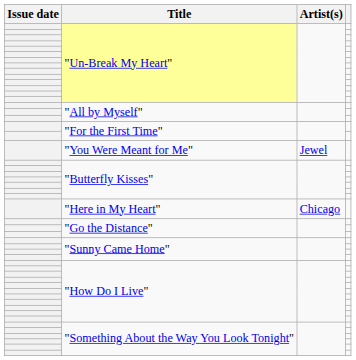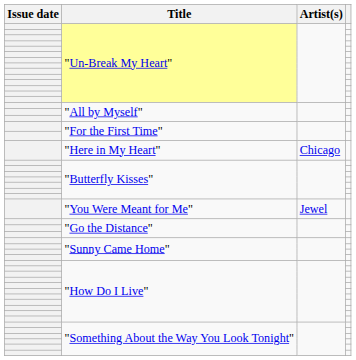rows swapped: (129, 150) <-> (112, 208)
